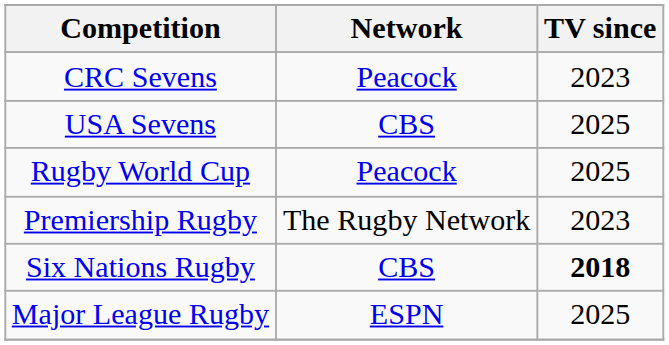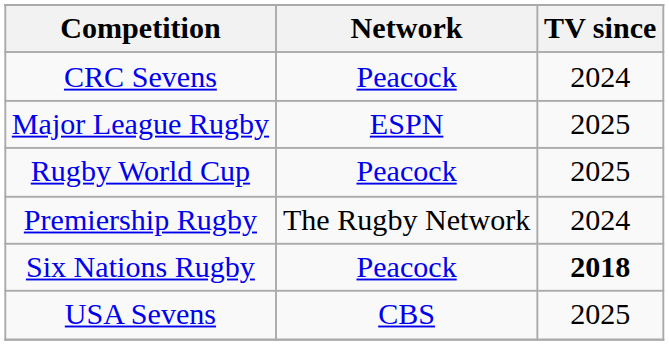(600, 76) 2023 -> (600, 76) 2024
rows swapped: (140, 123) <-> (140, 314)
(600, 219) 2023 -> (600, 219) 2024
(407, 266) CBS -> (407, 266) Peacock
